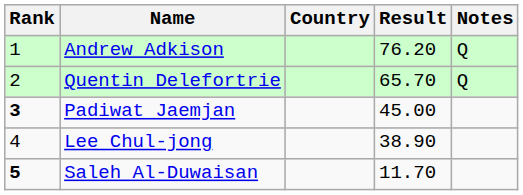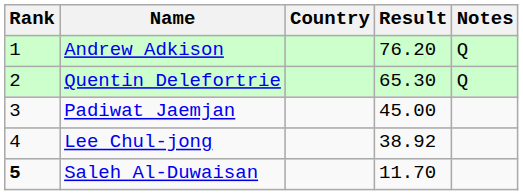(408, 82) 65.70 -> (408, 82) 65.30
(15, 113) bold -> (15, 113) normal
(408, 143) 38.90 -> (408, 143) 38.92
